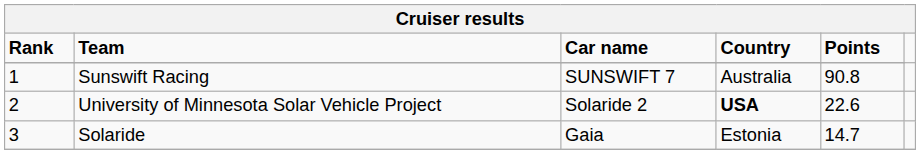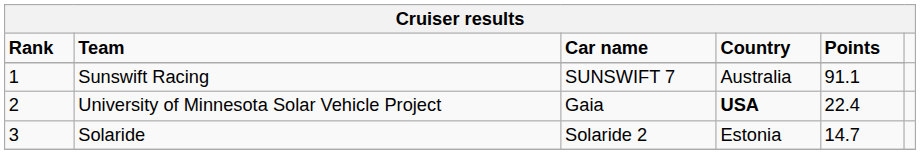(842, 76) 90.8 -> (842, 76) 91.1
(606, 105) Solaride 2 -> (584, 105) Gaia
(842, 105) 22.6 -> (842, 105) 22.4
(584, 134) Gaia -> (606, 134) Solaride 2
